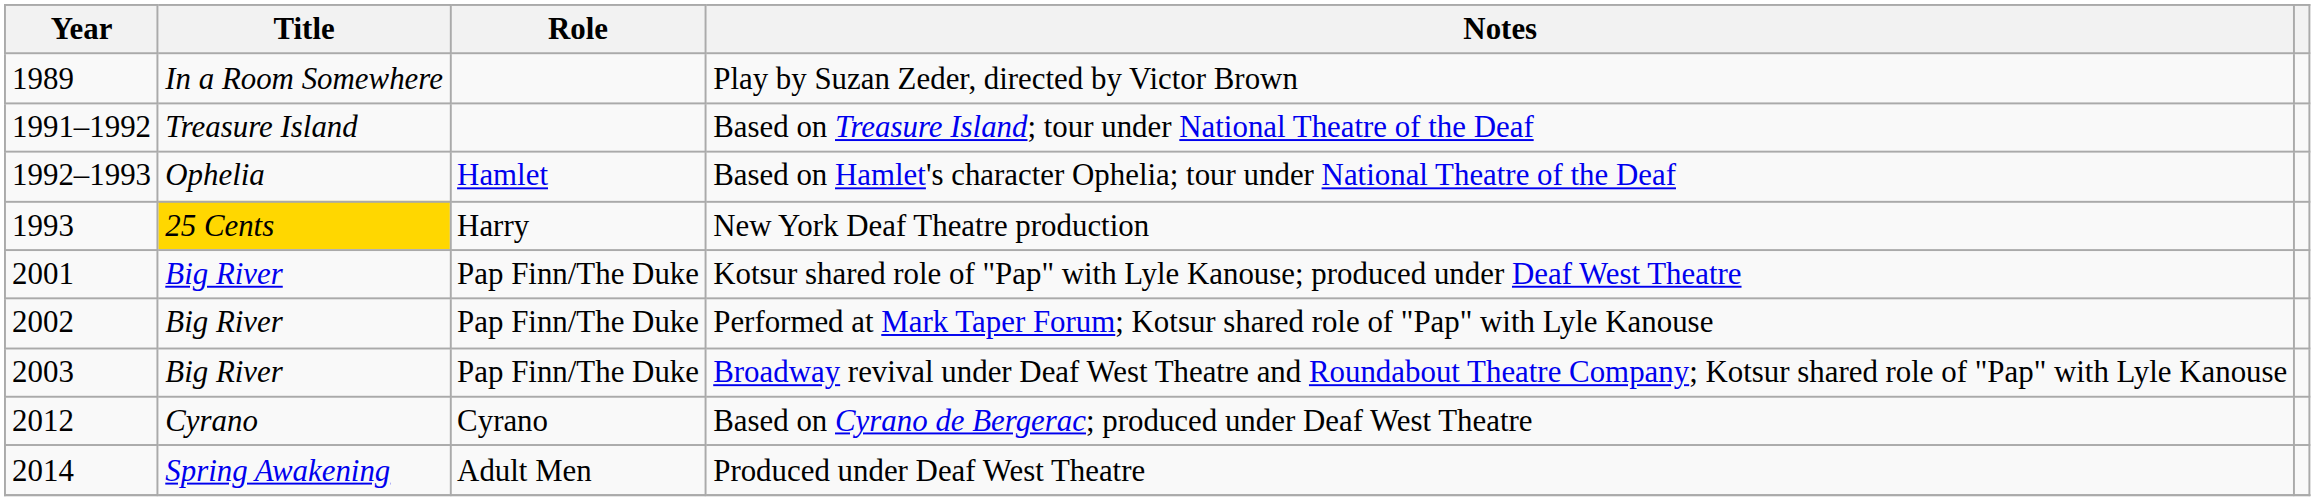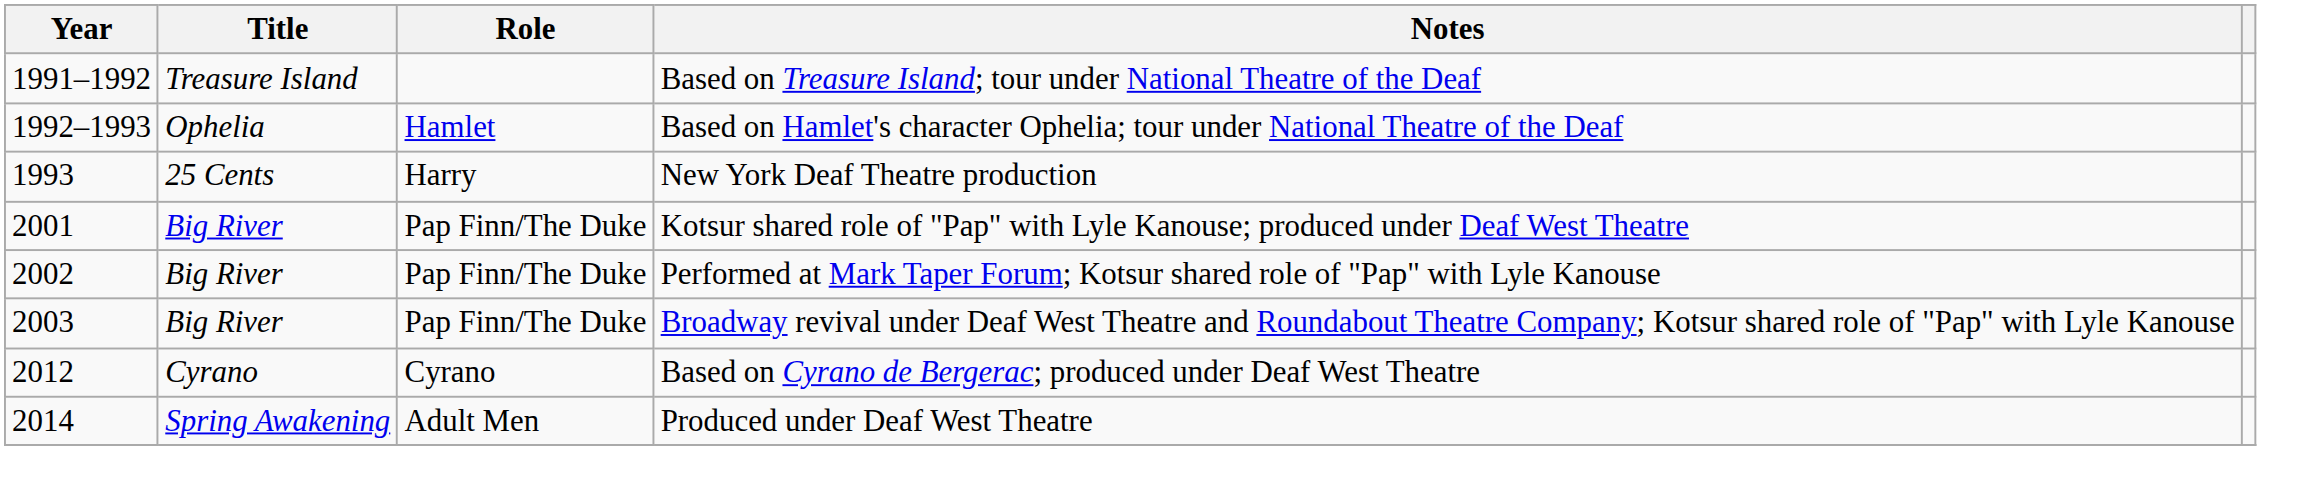- row: (1006, 77)
(220, 224) gold background -> (220, 175) no background
